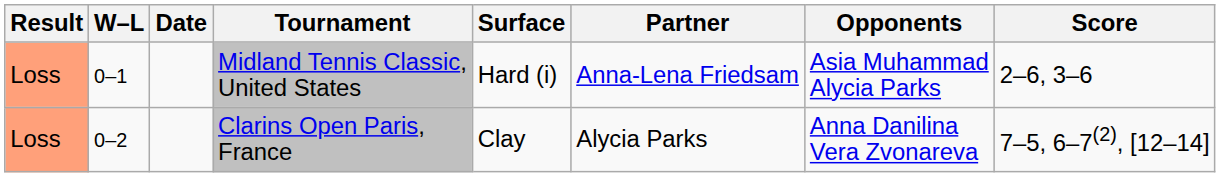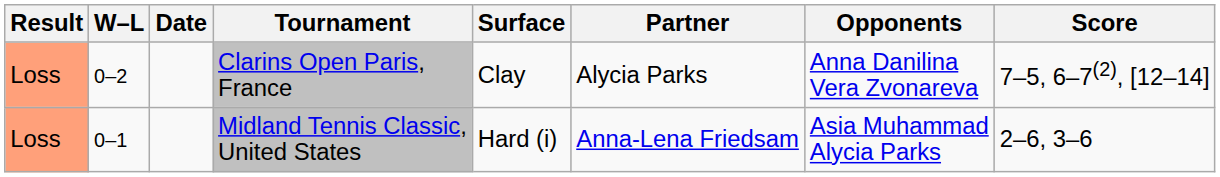rows swapped: (342, 74) <-> (321, 139)
